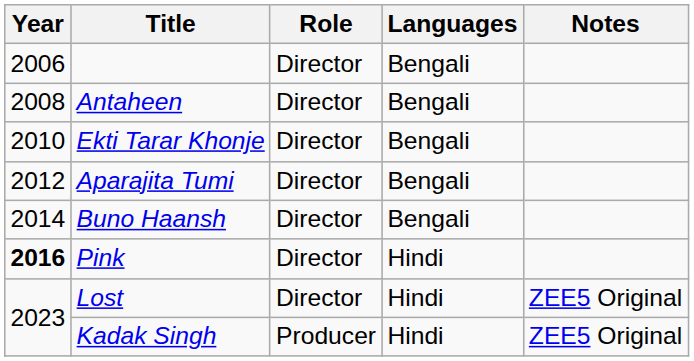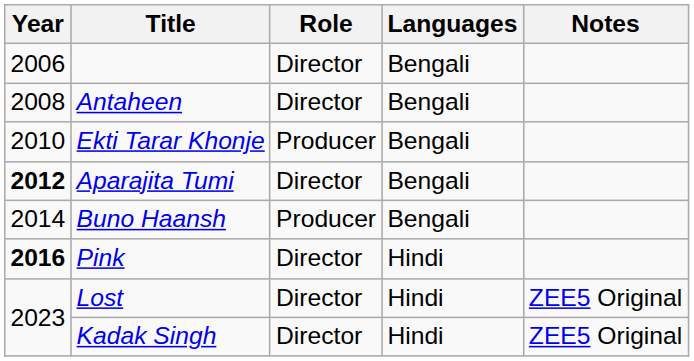(319, 141) Director -> (326, 141) Producer
(38, 180) normal -> (38, 180) bold
(319, 219) Director -> (326, 219) Producer
(326, 336) Producer -> (319, 336) Director
